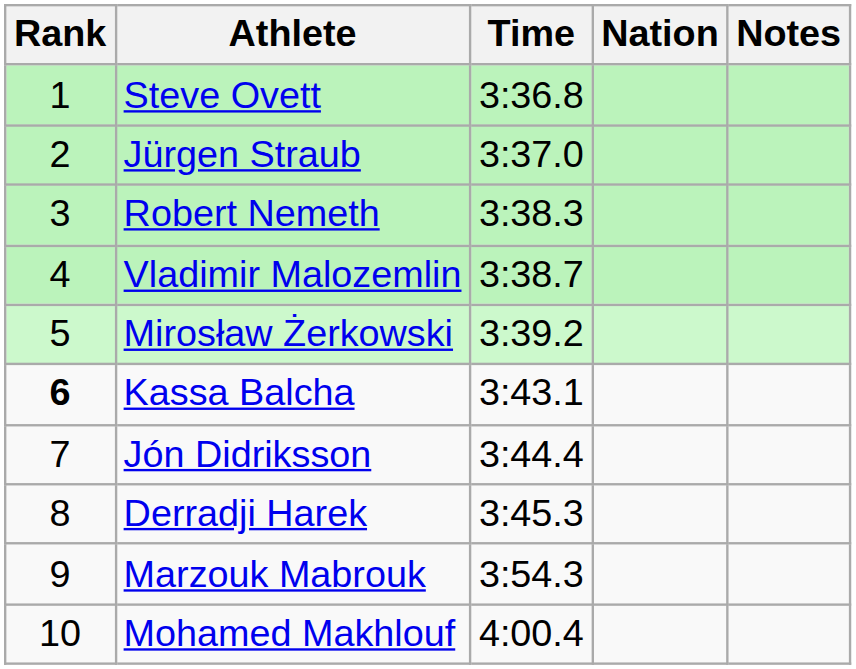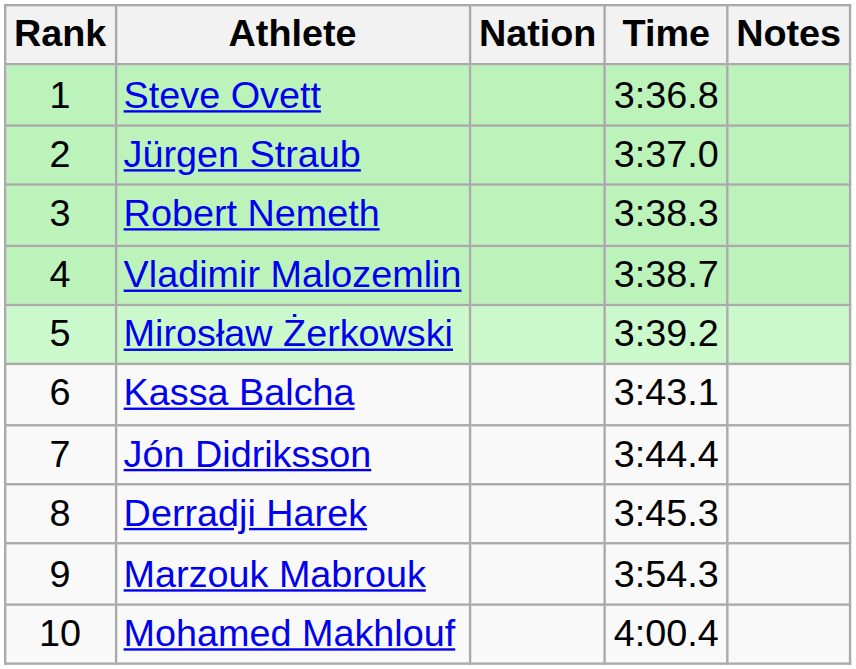columns swapped: (660, 34) <-> (531, 34)
(60, 393) bold -> (60, 393) normal
